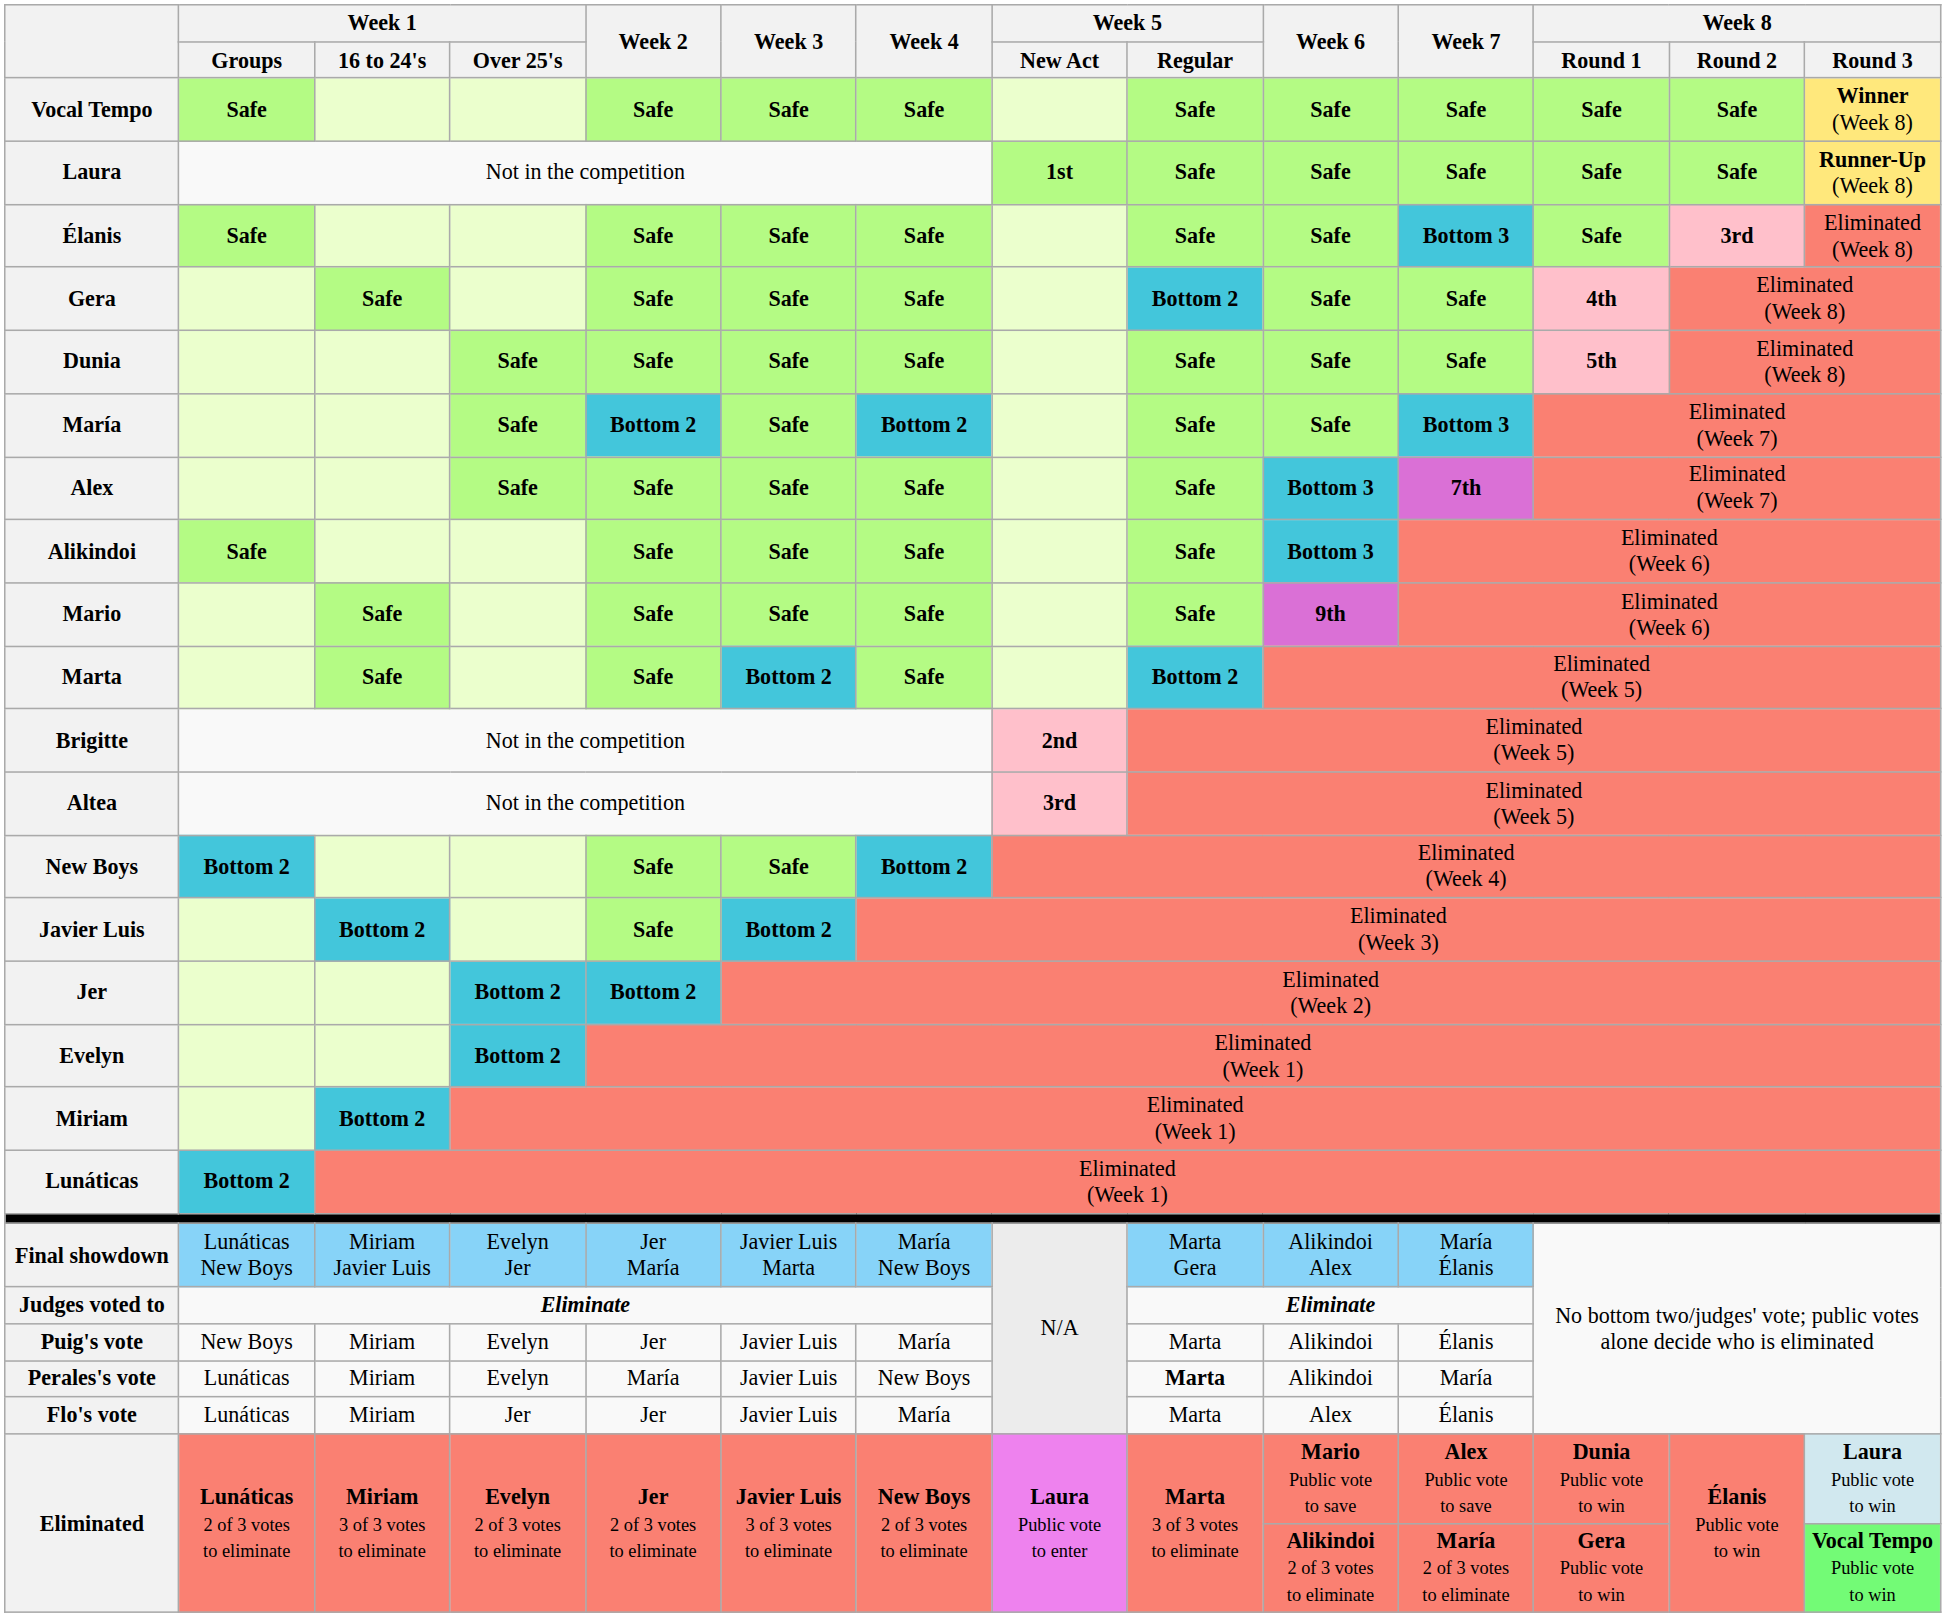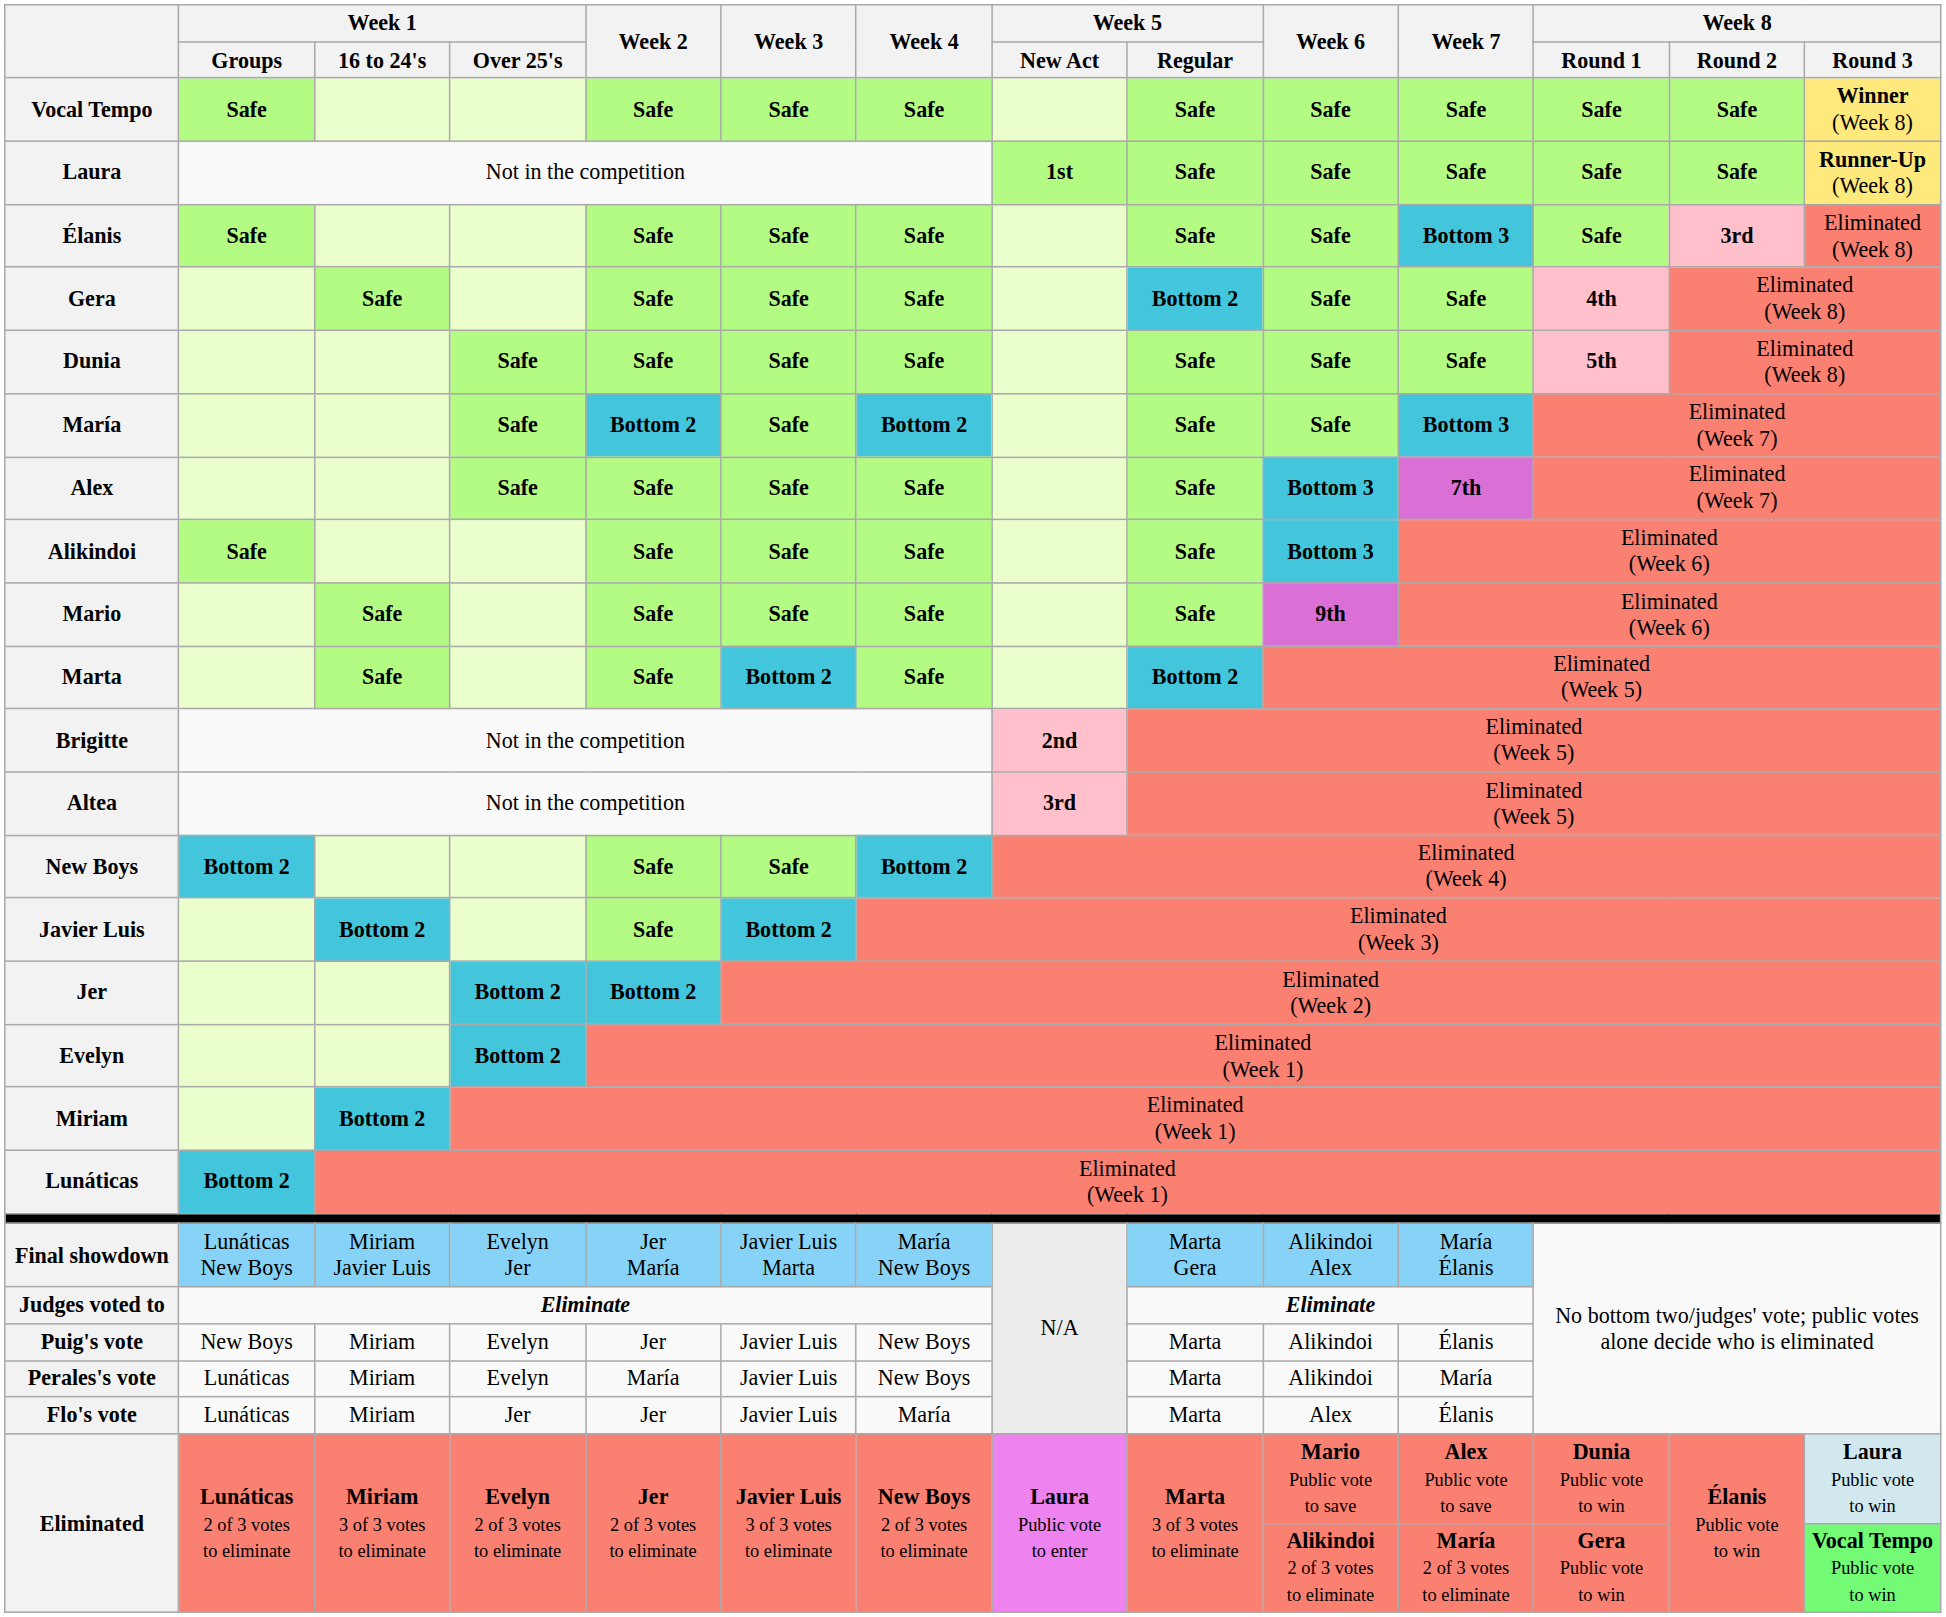(924, 1341) María -> (924, 1341) New Boys
(1195, 1378) bold -> (1195, 1378) normal
